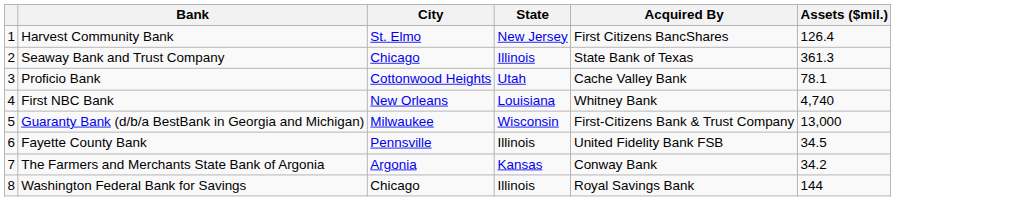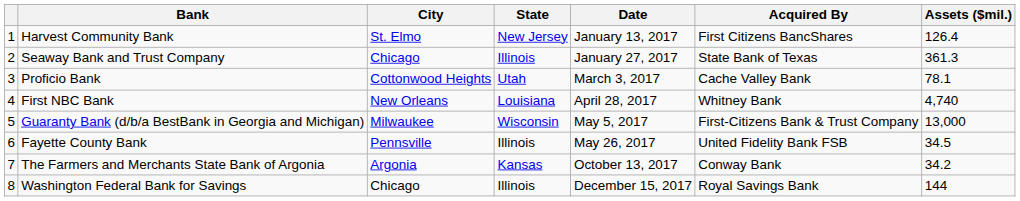+ column: (633, 15)
